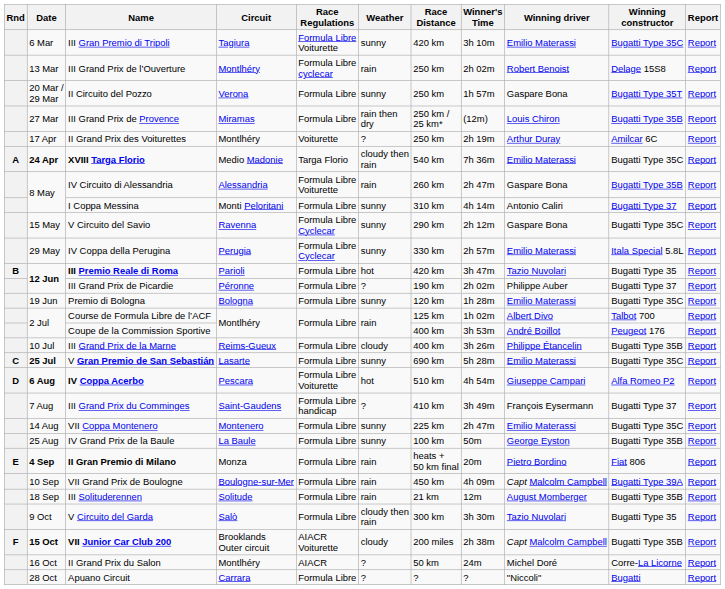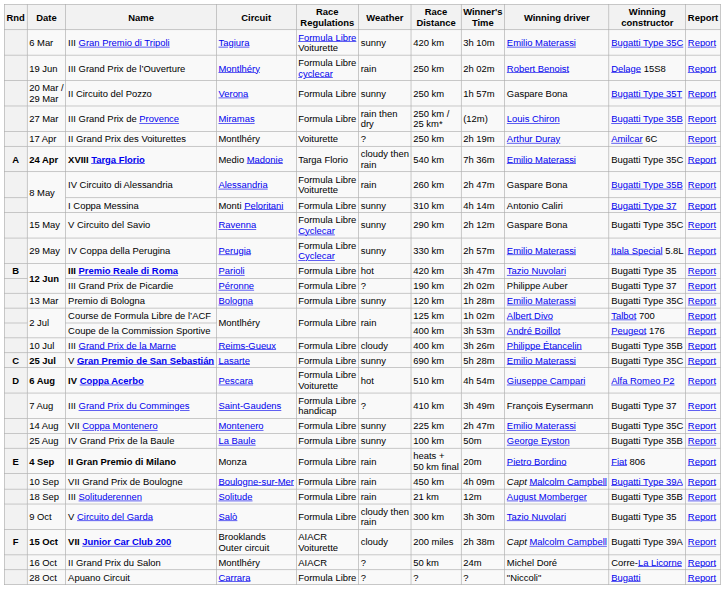(44, 68) 13 Mar -> (43, 68) 19 Jun
(43, 301) 19 Jun -> (44, 301) 13 Mar
(647, 542) Bugatti Type 35B -> (647, 542) Bugatti Type 39A
